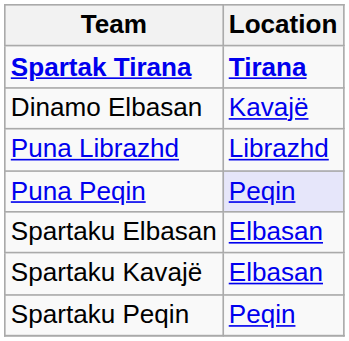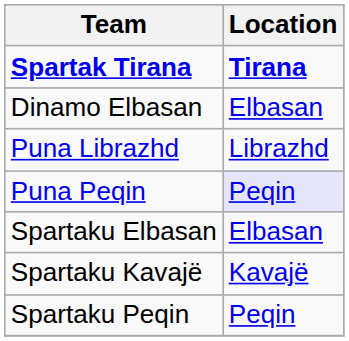(269, 107) Kavajë -> (276, 107) Elbasan
(276, 273) Elbasan -> (269, 273) Kavajë
